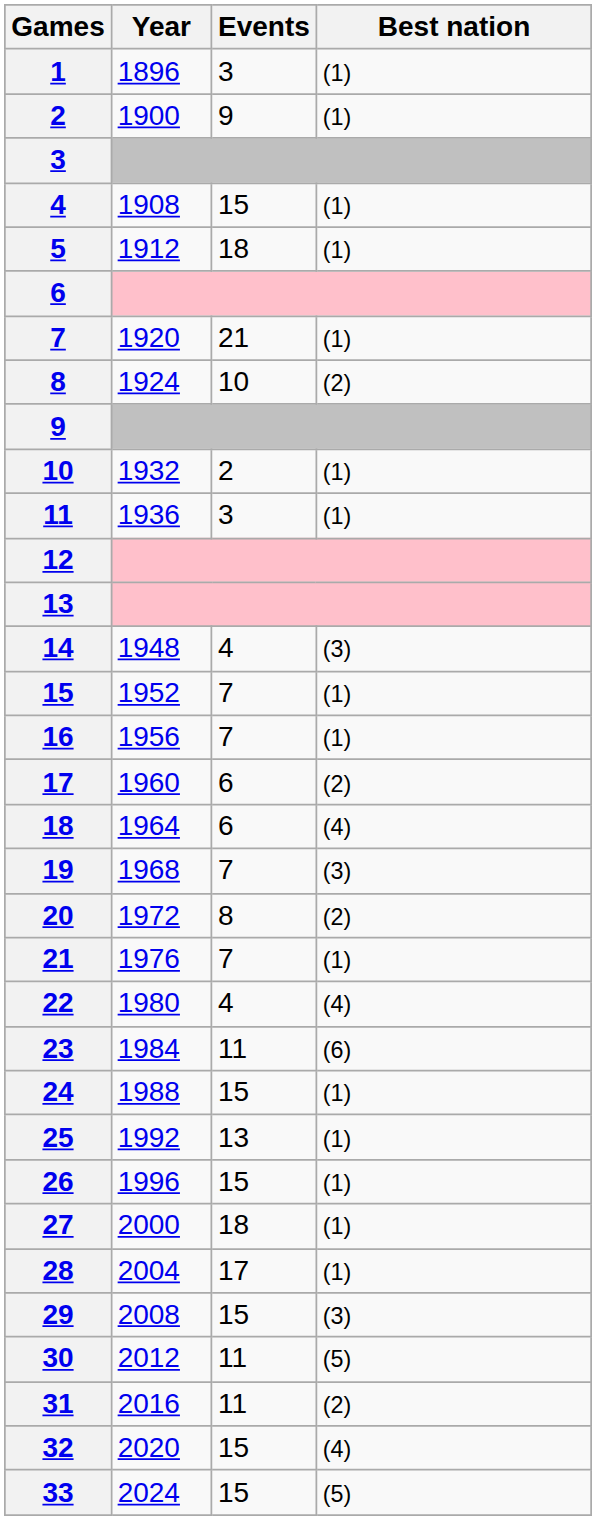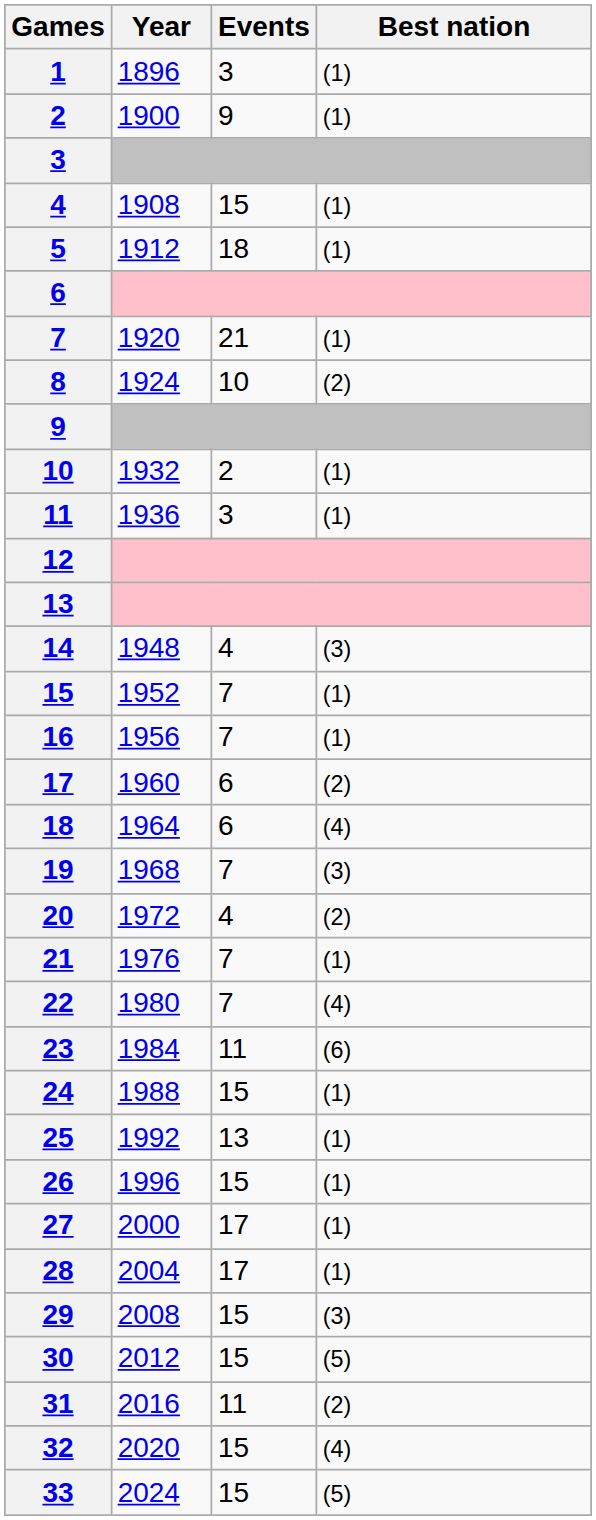(226, 914) 8 -> (226, 914) 4
(226, 1003) 4 -> (226, 1003) 7
(234, 1225) 18 -> (234, 1225) 17
(233, 1358) 11 -> (234, 1358) 15
